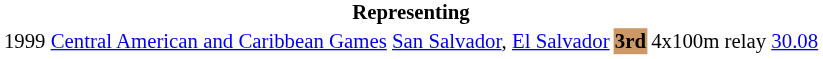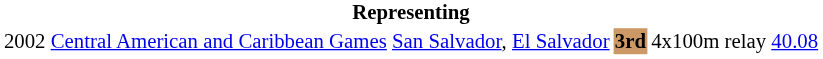(25, 41) 1999 -> (25, 41) 2002
(795, 41) 30.08 -> (795, 41) 40.08
